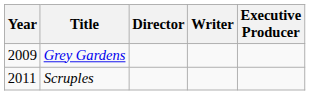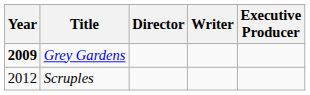(22, 55) normal -> (22, 55) bold
(22, 78) 2011 -> (22, 78) 2012
